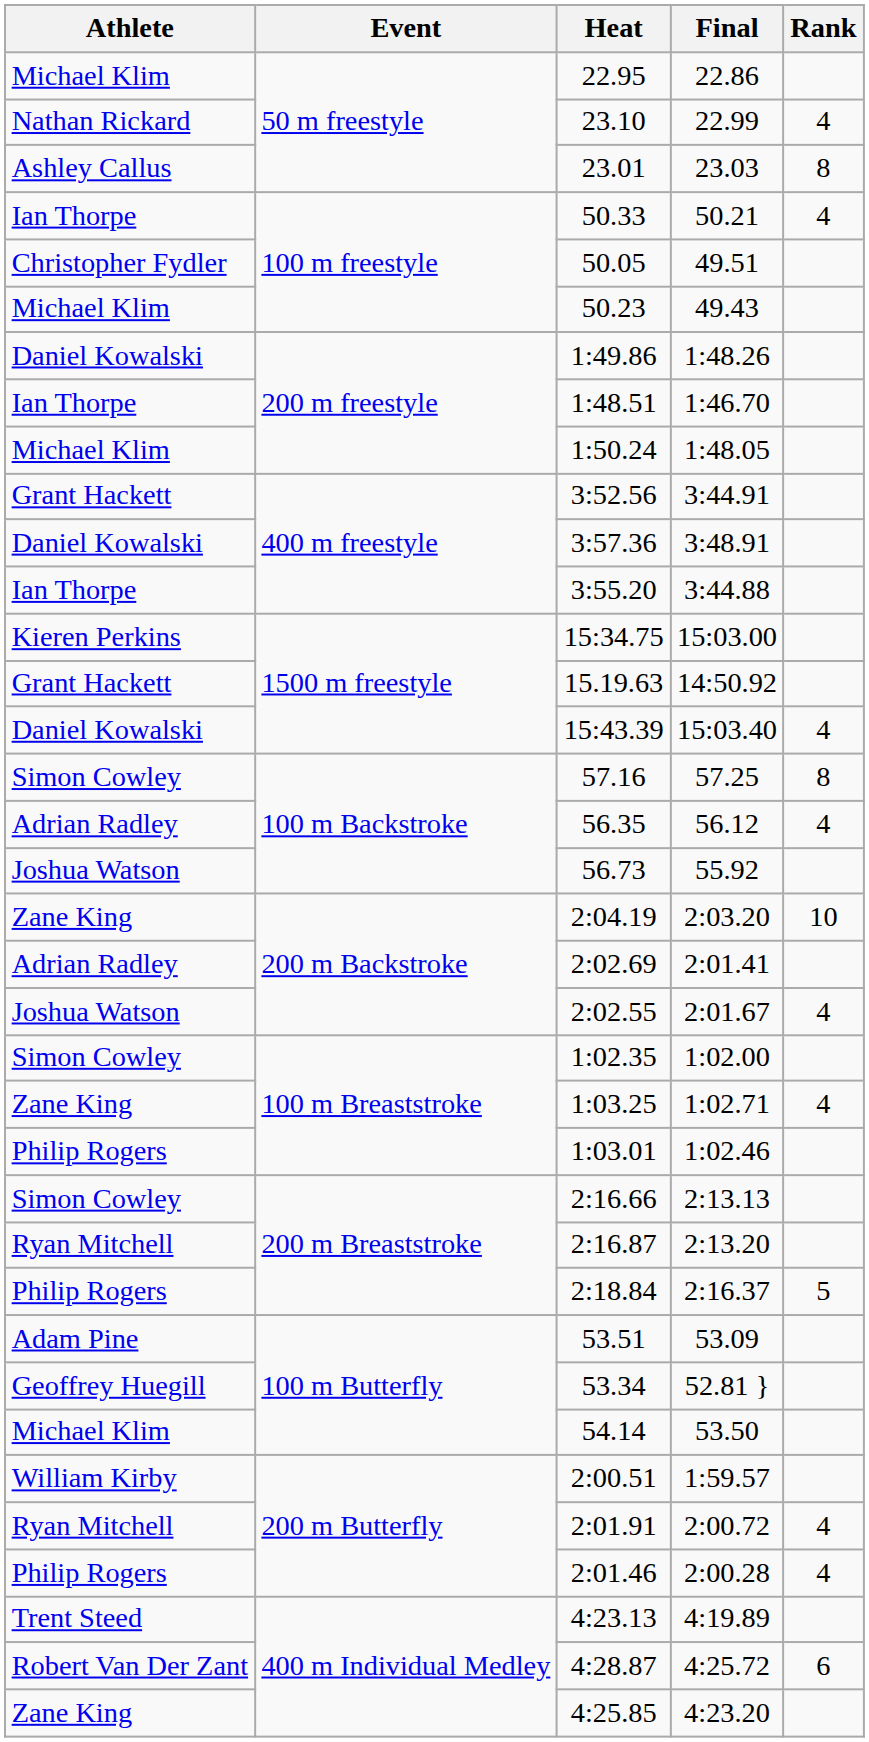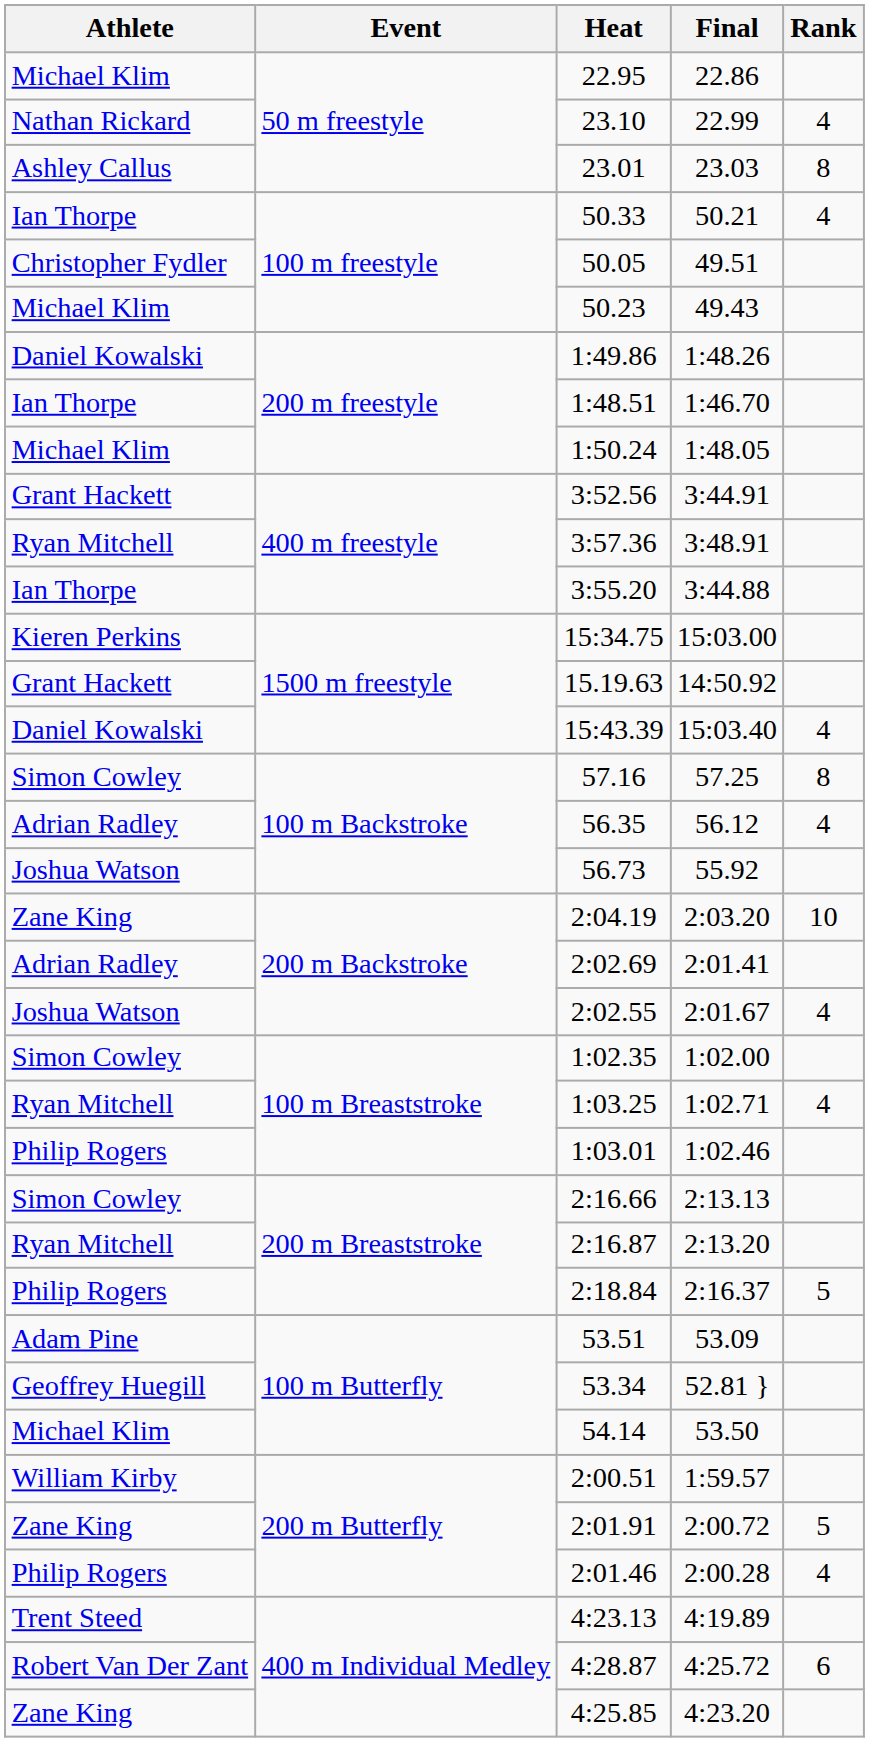(107, 542) Daniel Kowalski -> (93, 542) Ryan Mitchell
(72, 1104) Zane King -> (93, 1104) Ryan Mitchell
(93, 1525) Ryan Mitchell -> (72, 1525) Zane King
(823, 1525) 4 -> (823, 1525) 5
